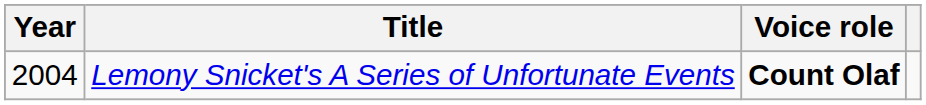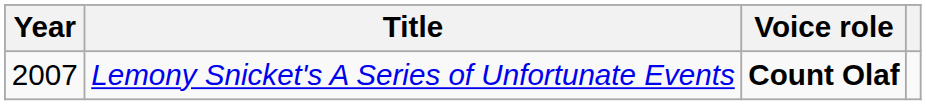(45, 74) 2004 -> (45, 74) 2007
